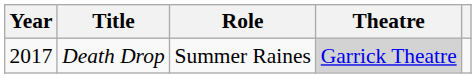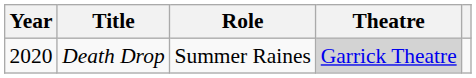(31, 55) 2017 -> (31, 55) 2020
